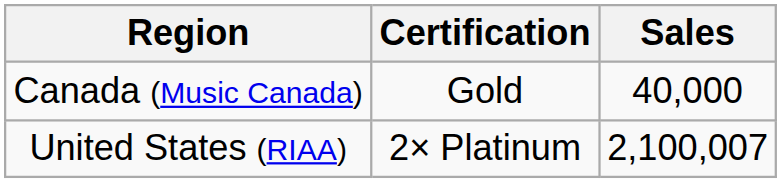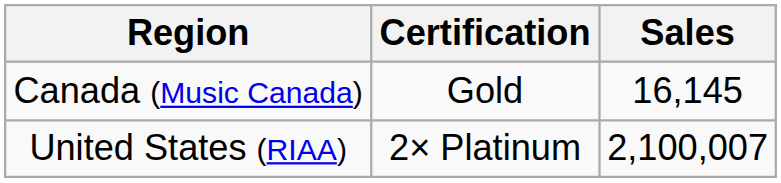(688, 90) 40,000 -> (688, 90) 16,145
